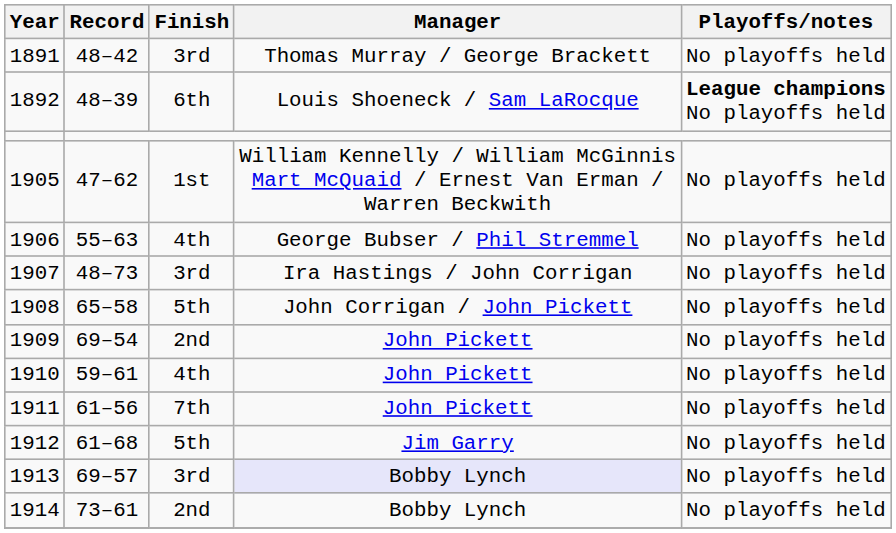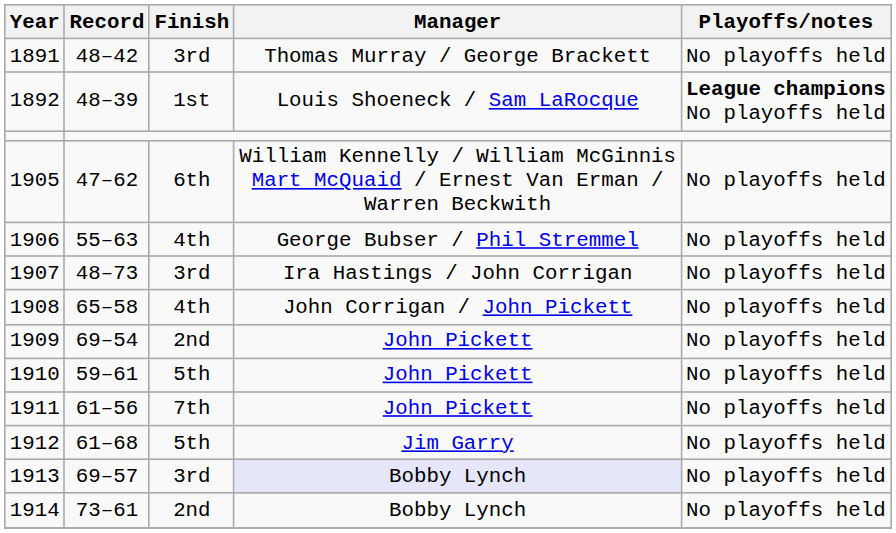(192, 102) 6th -> (192, 102) 1st
(192, 181) 1st -> (192, 181) 6th
(192, 307) 5th -> (192, 307) 4th
(192, 375) 4th -> (192, 375) 5th
